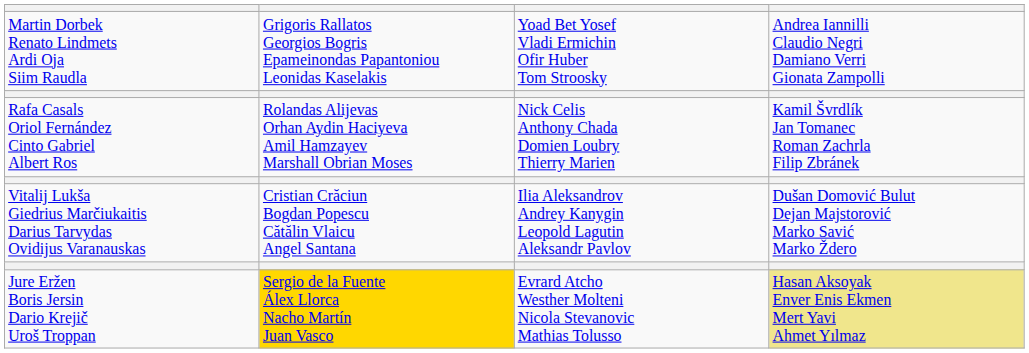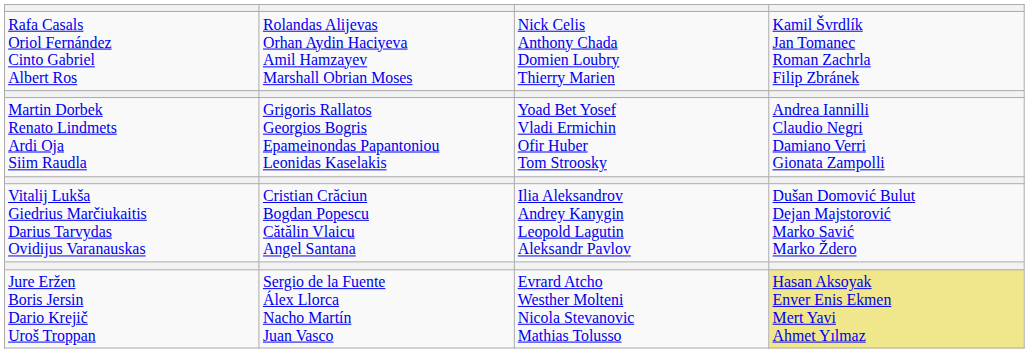rows swapped: (60, 136) <-> (62, 51)
(324, 308) gold background -> (324, 308) no background
